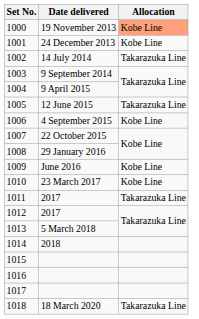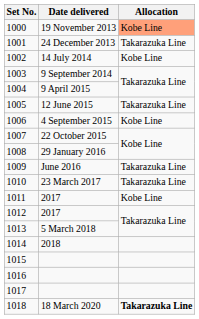(141, 43) Kobe Line -> (153, 43) Takarazuka Line
(153, 58) Takarazuka Line -> (141, 58) Kobe Line
(141, 167) Kobe Line -> (153, 167) Takarazuka Line
(141, 182) Kobe Line -> (153, 182) Takarazuka Line
(153, 197) Takarazuka Line -> (141, 197) Kobe Line
(153, 306) normal -> (156, 306) bold
